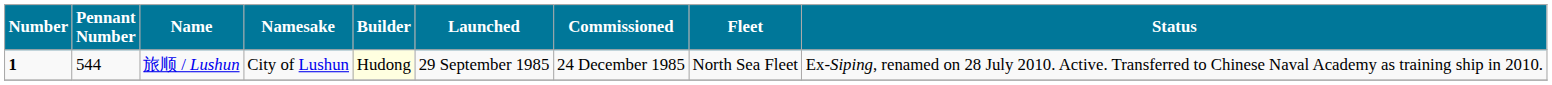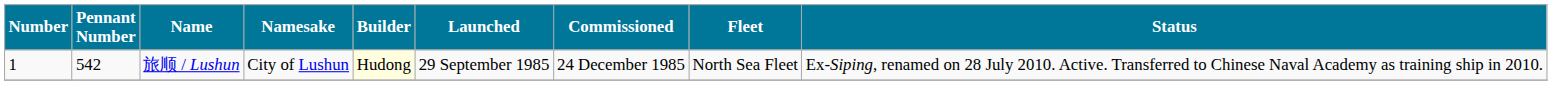(13, 64) bold -> (13, 64) normal
(88, 64) 544 -> (88, 64) 542
